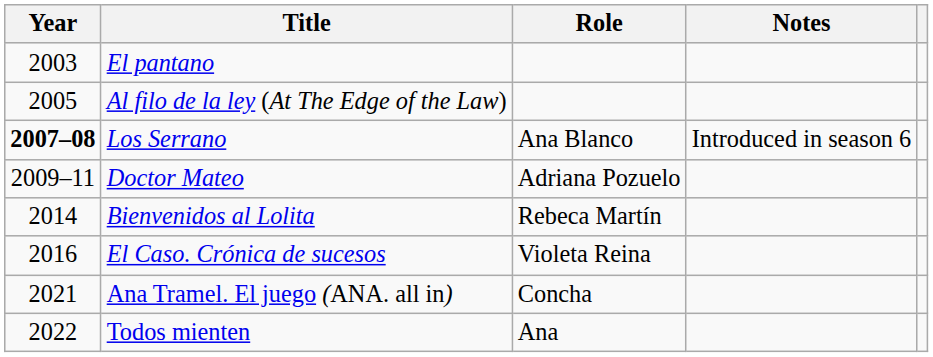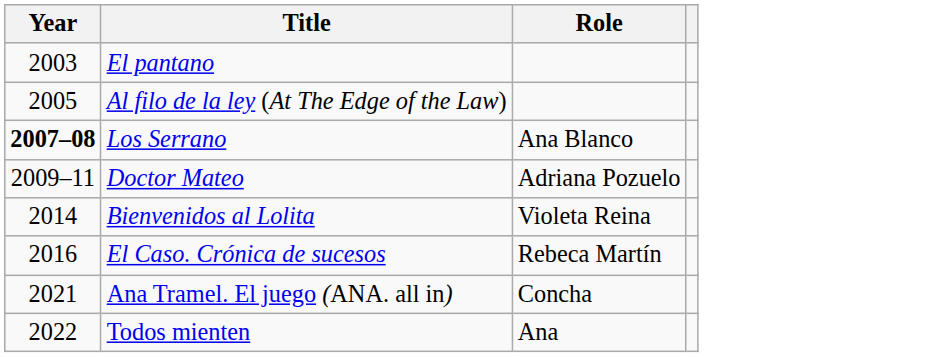- column: (801, 23)
(590, 216) Rebeca Martín -> (584, 216) Violeta Reina
(584, 255) Violeta Reina -> (590, 255) Rebeca Martín
